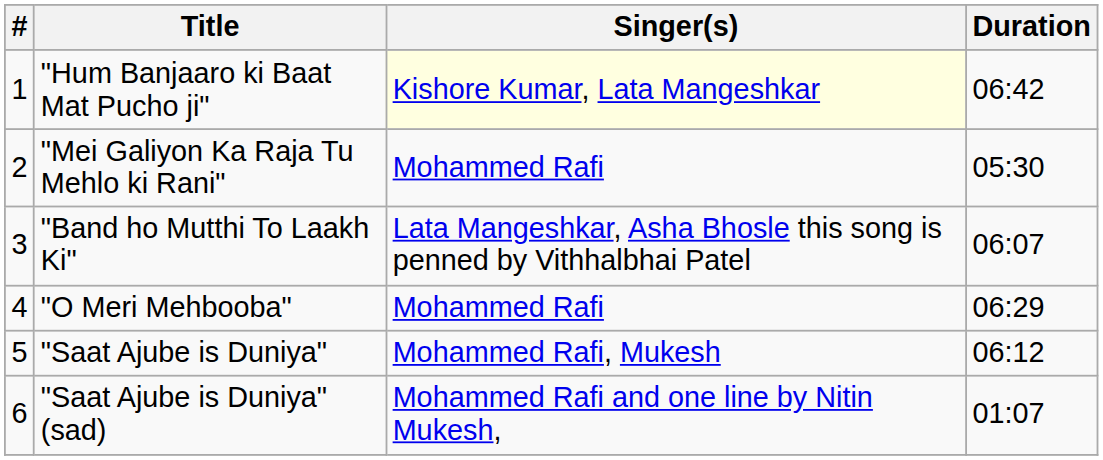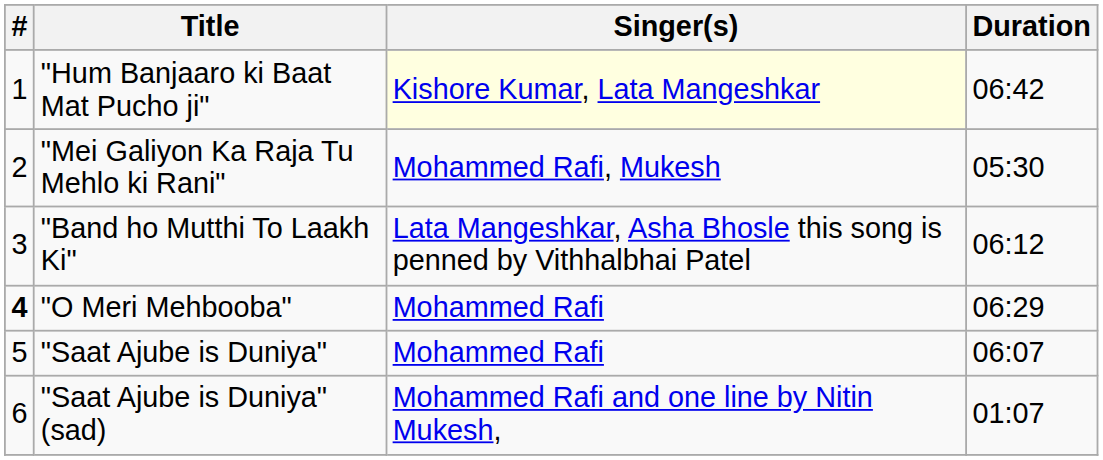(498, 167) Mohammed Rafi -> (557, 167) Mohammed Rafi, Mukesh
(1008, 245) 06:07 -> (1008, 245) 06:12
(20, 307) normal -> (20, 307) bold
(557, 352) Mohammed Rafi, Mukesh -> (498, 352) Mohammed Rafi
(1008, 352) 06:12 -> (1008, 352) 06:07
